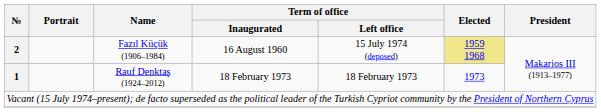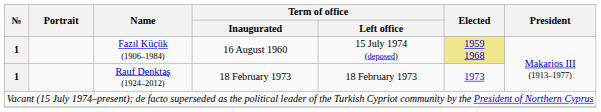(17, 50) 2 -> (17, 50) 1
